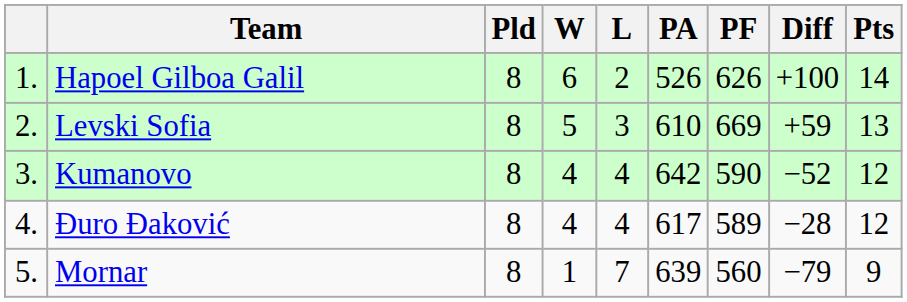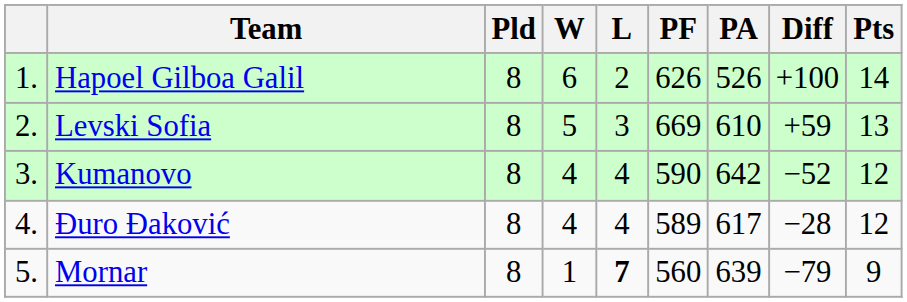columns swapped: (739, 28) <-> (678, 28)
(622, 272) normal -> (622, 272) bold
